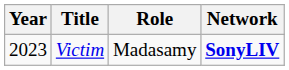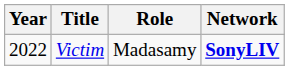(28, 49) 2023 -> (28, 49) 2022
